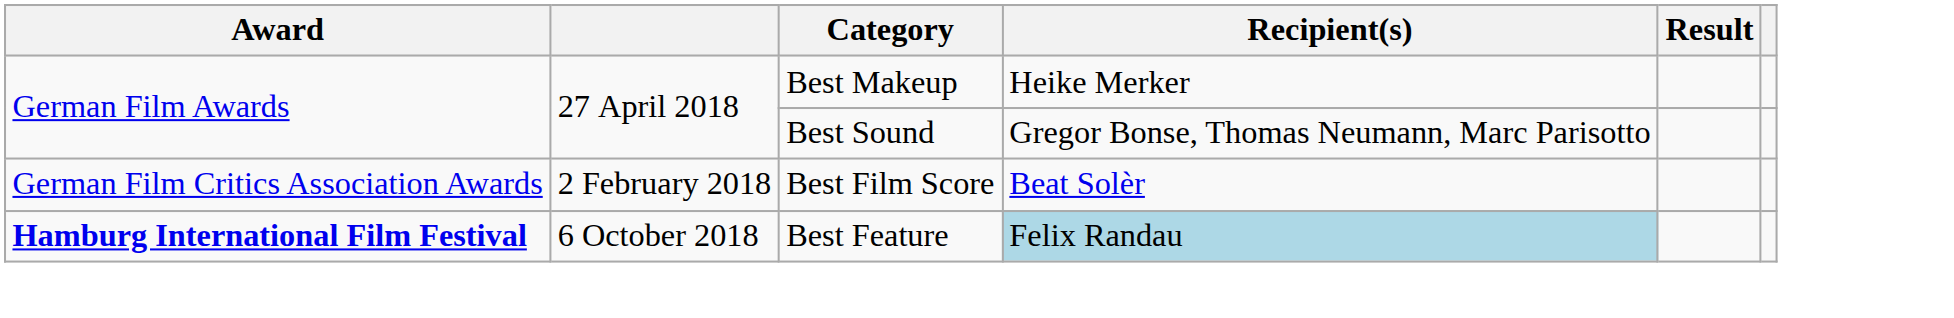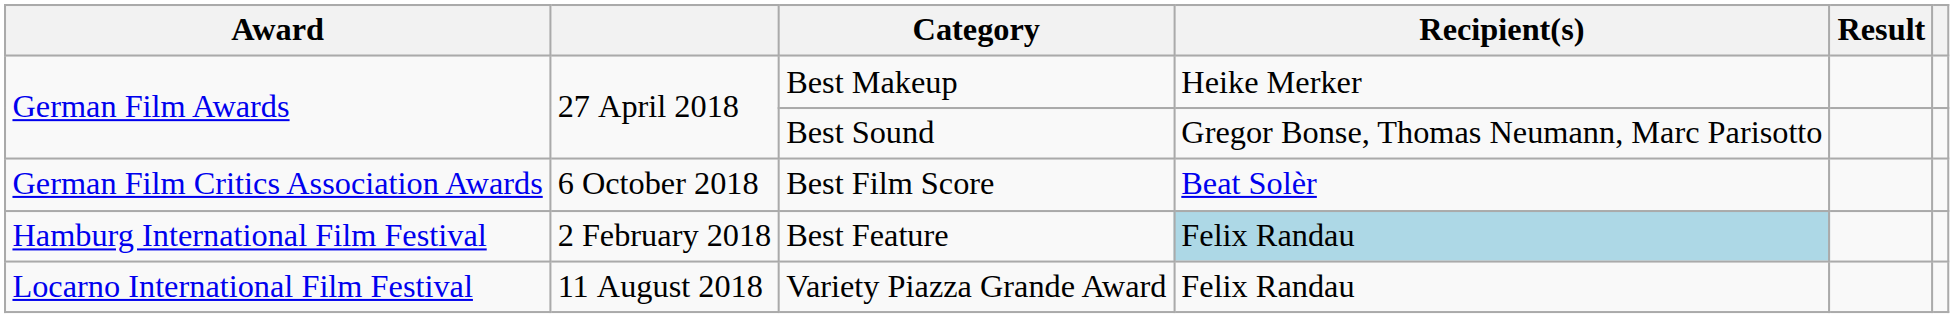(664, 183) 2 February 2018 -> (658, 183) 6 October 2018
(270, 235) bold -> (250, 235) normal
(658, 235) 6 October 2018 -> (664, 235) 2 February 2018
+ row: (976, 286)
